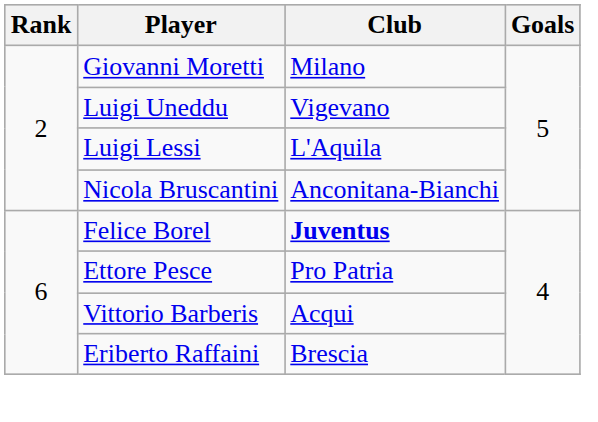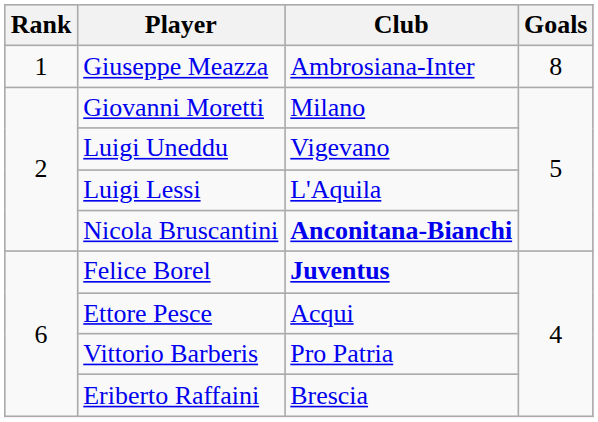+ row: (176, 66)
(395, 189) normal -> (401, 230) bold
(342, 271) Pro Patria -> (322, 312) Acqui
(322, 312) Acqui -> (342, 353) Pro Patria
